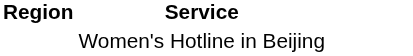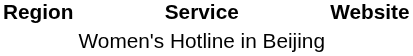+ column: (370, 12)
